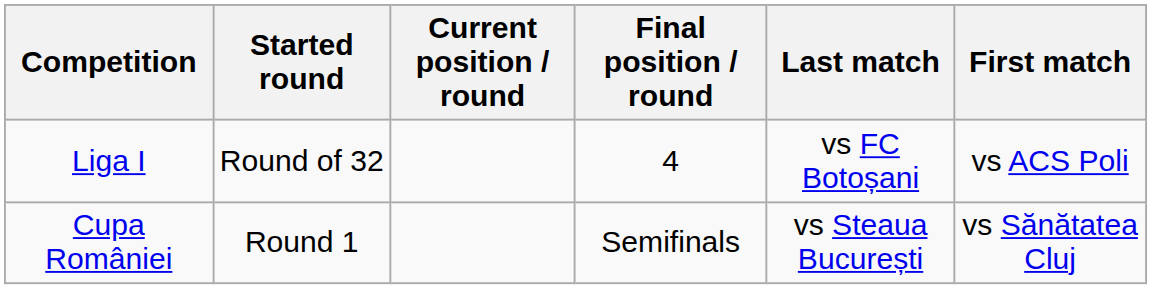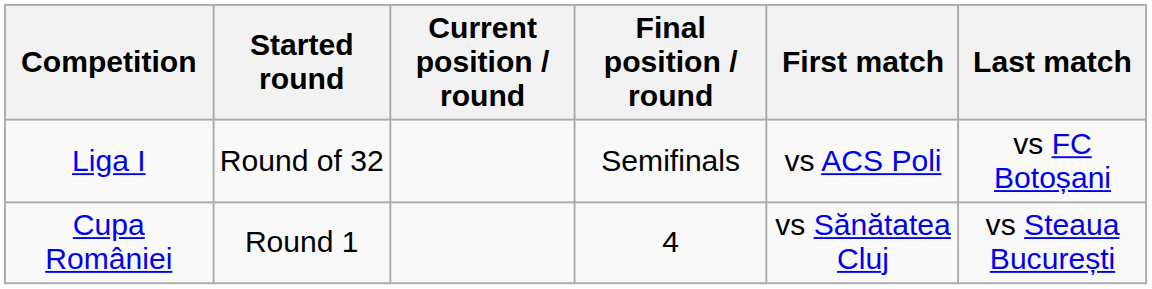columns swapped: (1050, 62) <-> (861, 62)
(671, 160) 4 -> (671, 160) Semifinals
(671, 242) Semifinals -> (671, 242) 4
